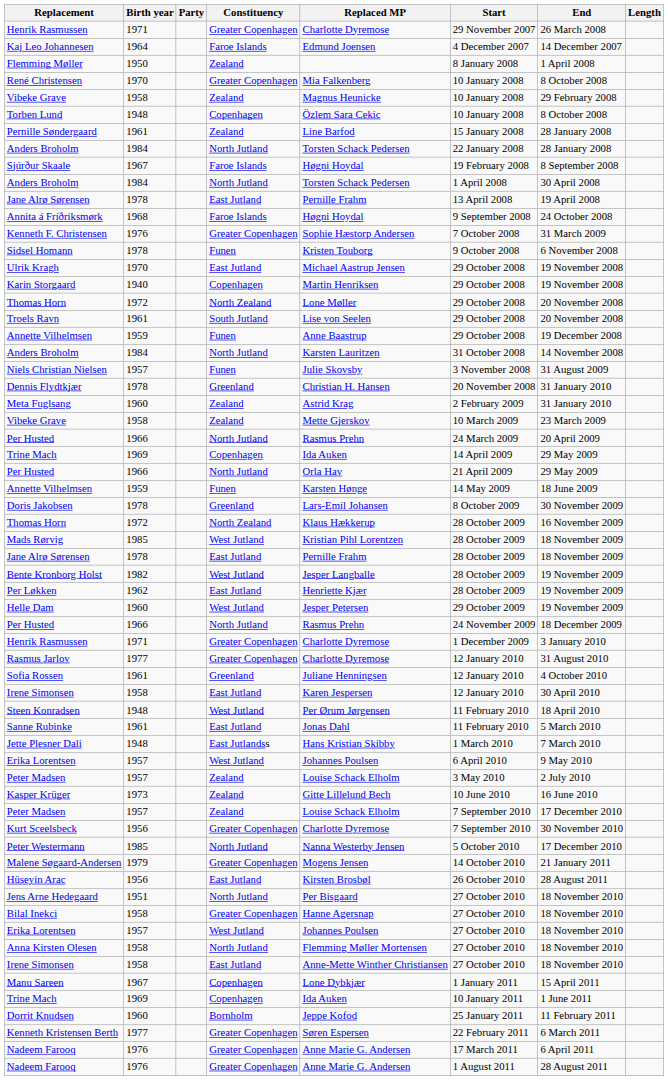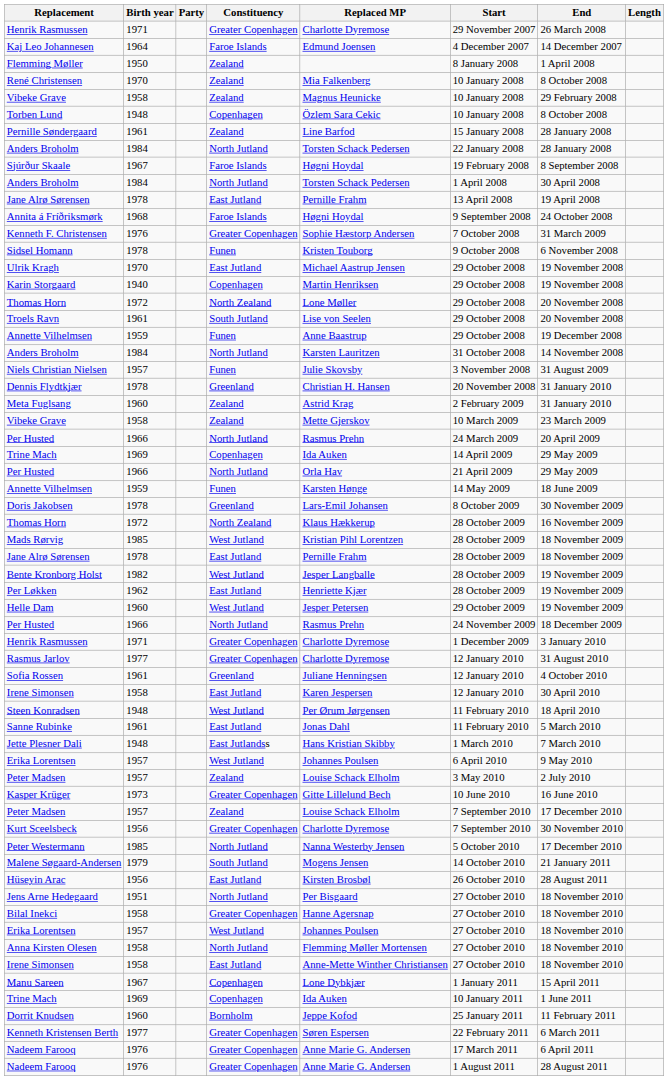(253, 81) Greater Copenhagen -> (226, 81) Zealand
(226, 795) Zealand -> (253, 795) Greater Copenhagen
(253, 863) Greater Copenhagen -> (238, 863) South Jutland
